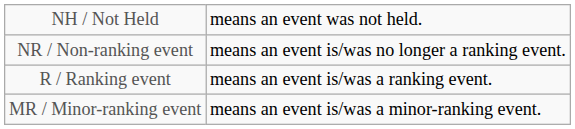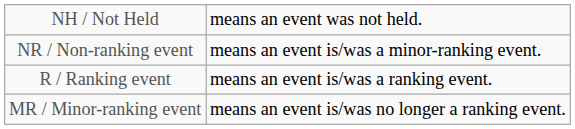(388, 49) means an event is/was no longer a ranking event. -> (376, 49) means an event is/was a minor-ranking event.
(376, 109) means an event is/was a minor-ranking event. -> (388, 109) means an event is/was no longer a ranking event.
